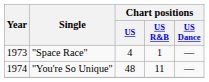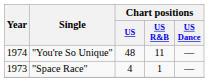rows swapped: (60, 53) <-> (72, 69)
